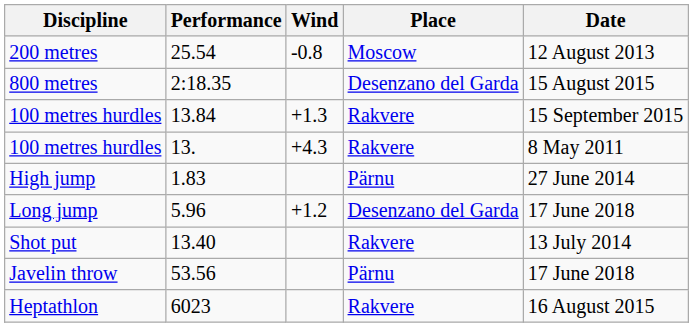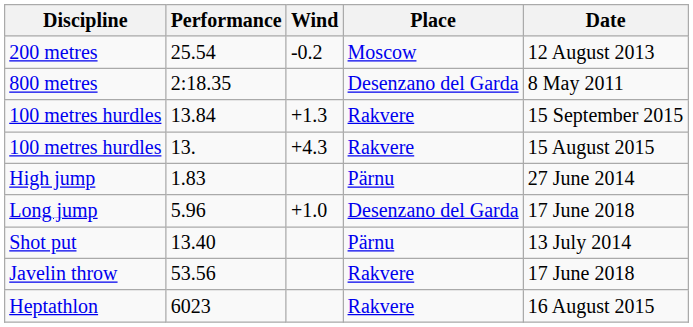(307, 52) -0.8 -> (307, 52) -0.2
(591, 83) 15 August 2015 -> (576, 83) 8 May 2011
(576, 147) 8 May 2011 -> (591, 147) 15 August 2015
(309, 210) +1.2 -> (309, 210) +1.0
(381, 242) Rakvere -> (371, 242) Pärnu
(371, 274) Pärnu -> (381, 274) Rakvere
